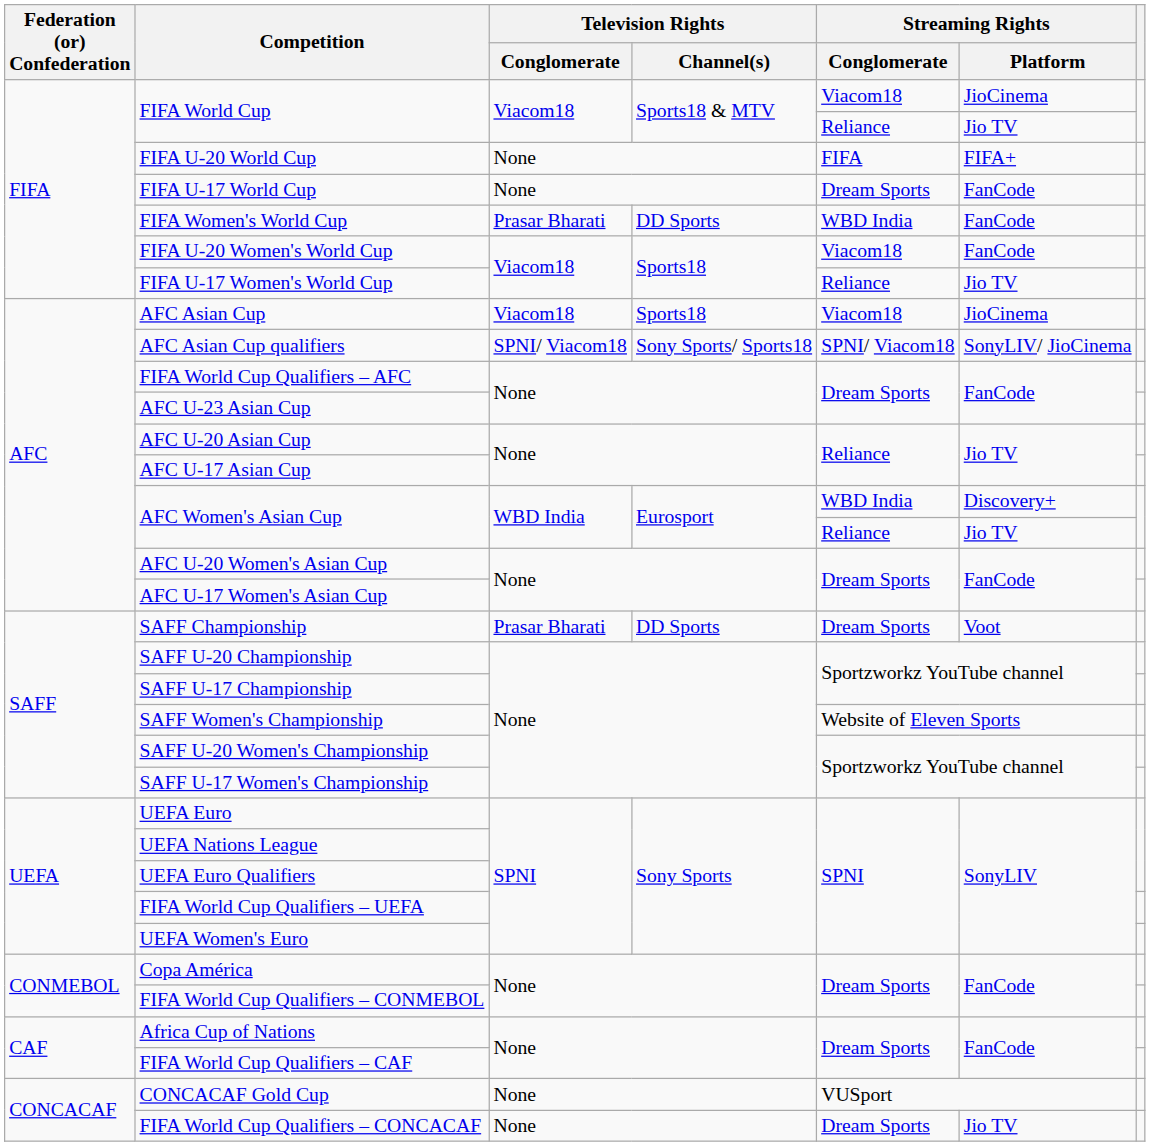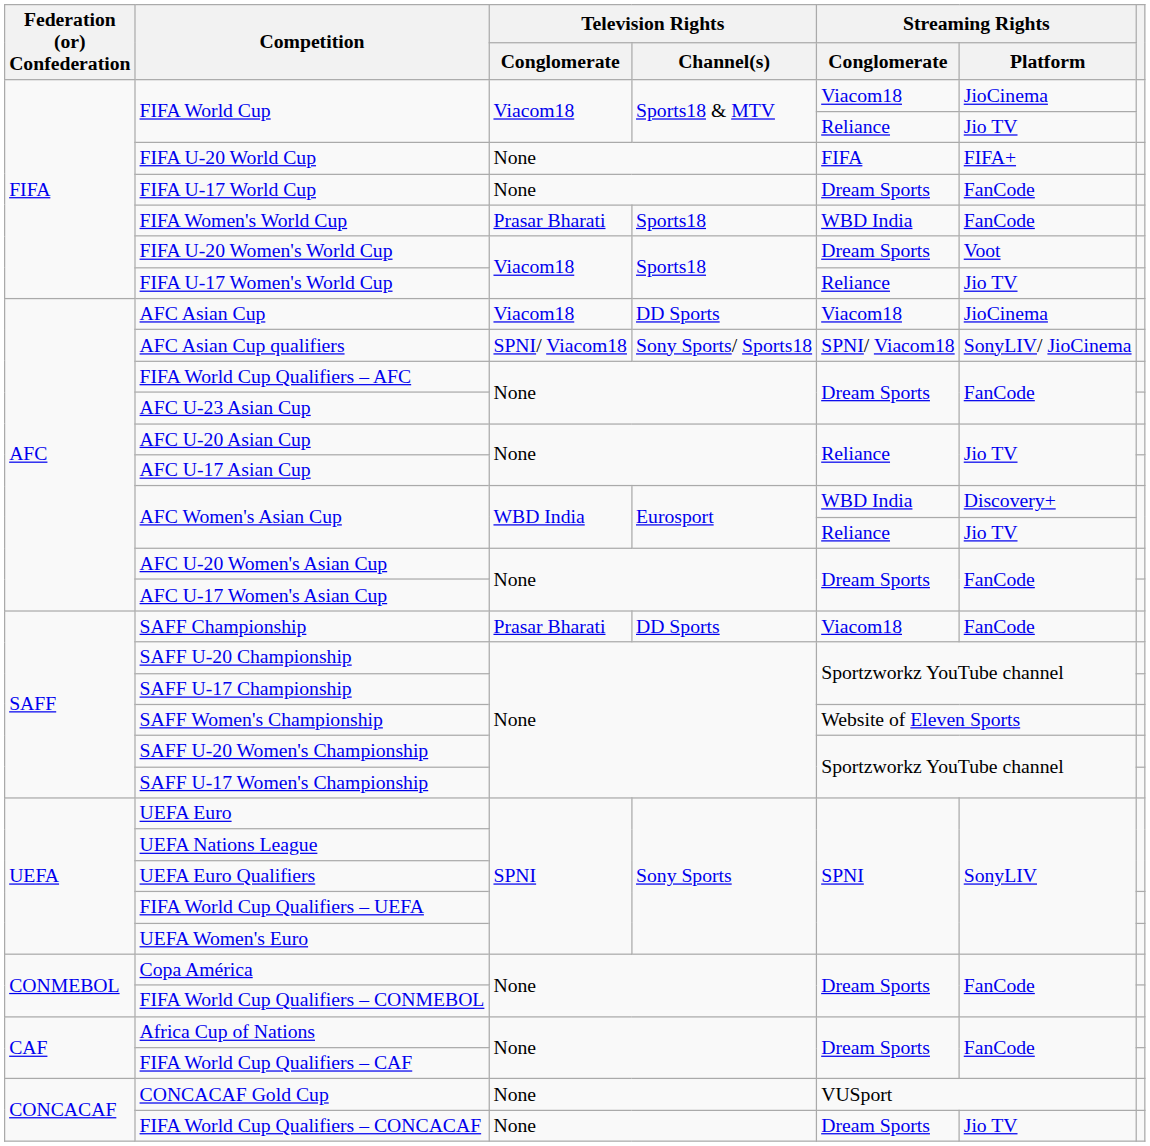(678, 220) DD Sports -> (671, 220) Sports18
(862, 251) Viacom18 -> (876, 251) Dream Sports
(999, 251) FanCode -> (982, 251) Voot
(671, 314) Sports18 -> (678, 314) DD Sports
(876, 626) Dream Sports -> (862, 626) Viacom18
(982, 626) Voot -> (999, 626) FanCode
